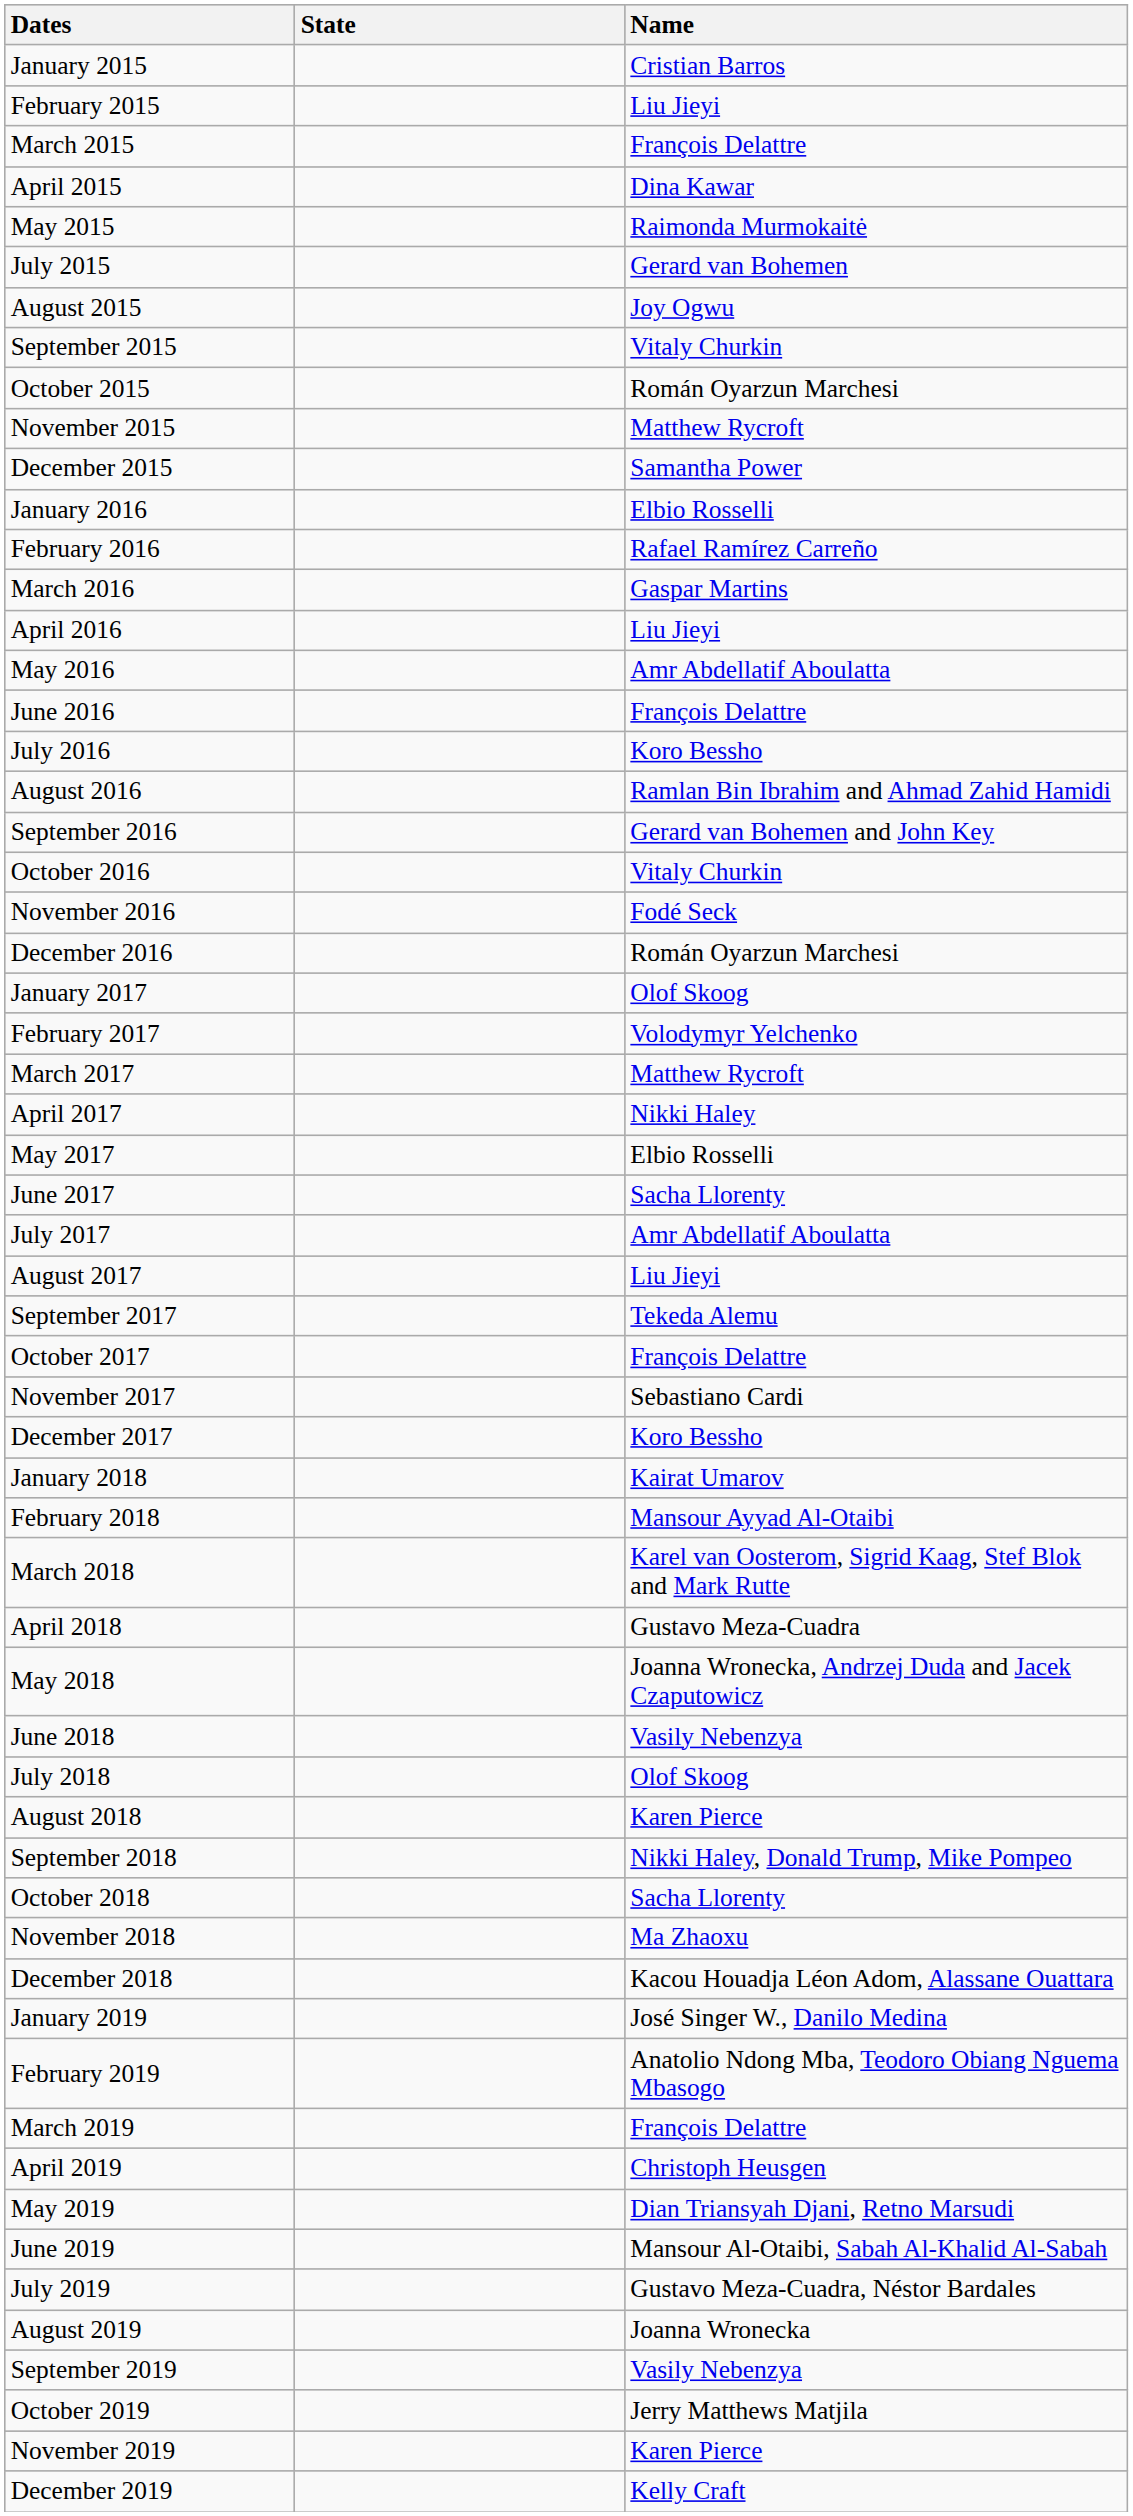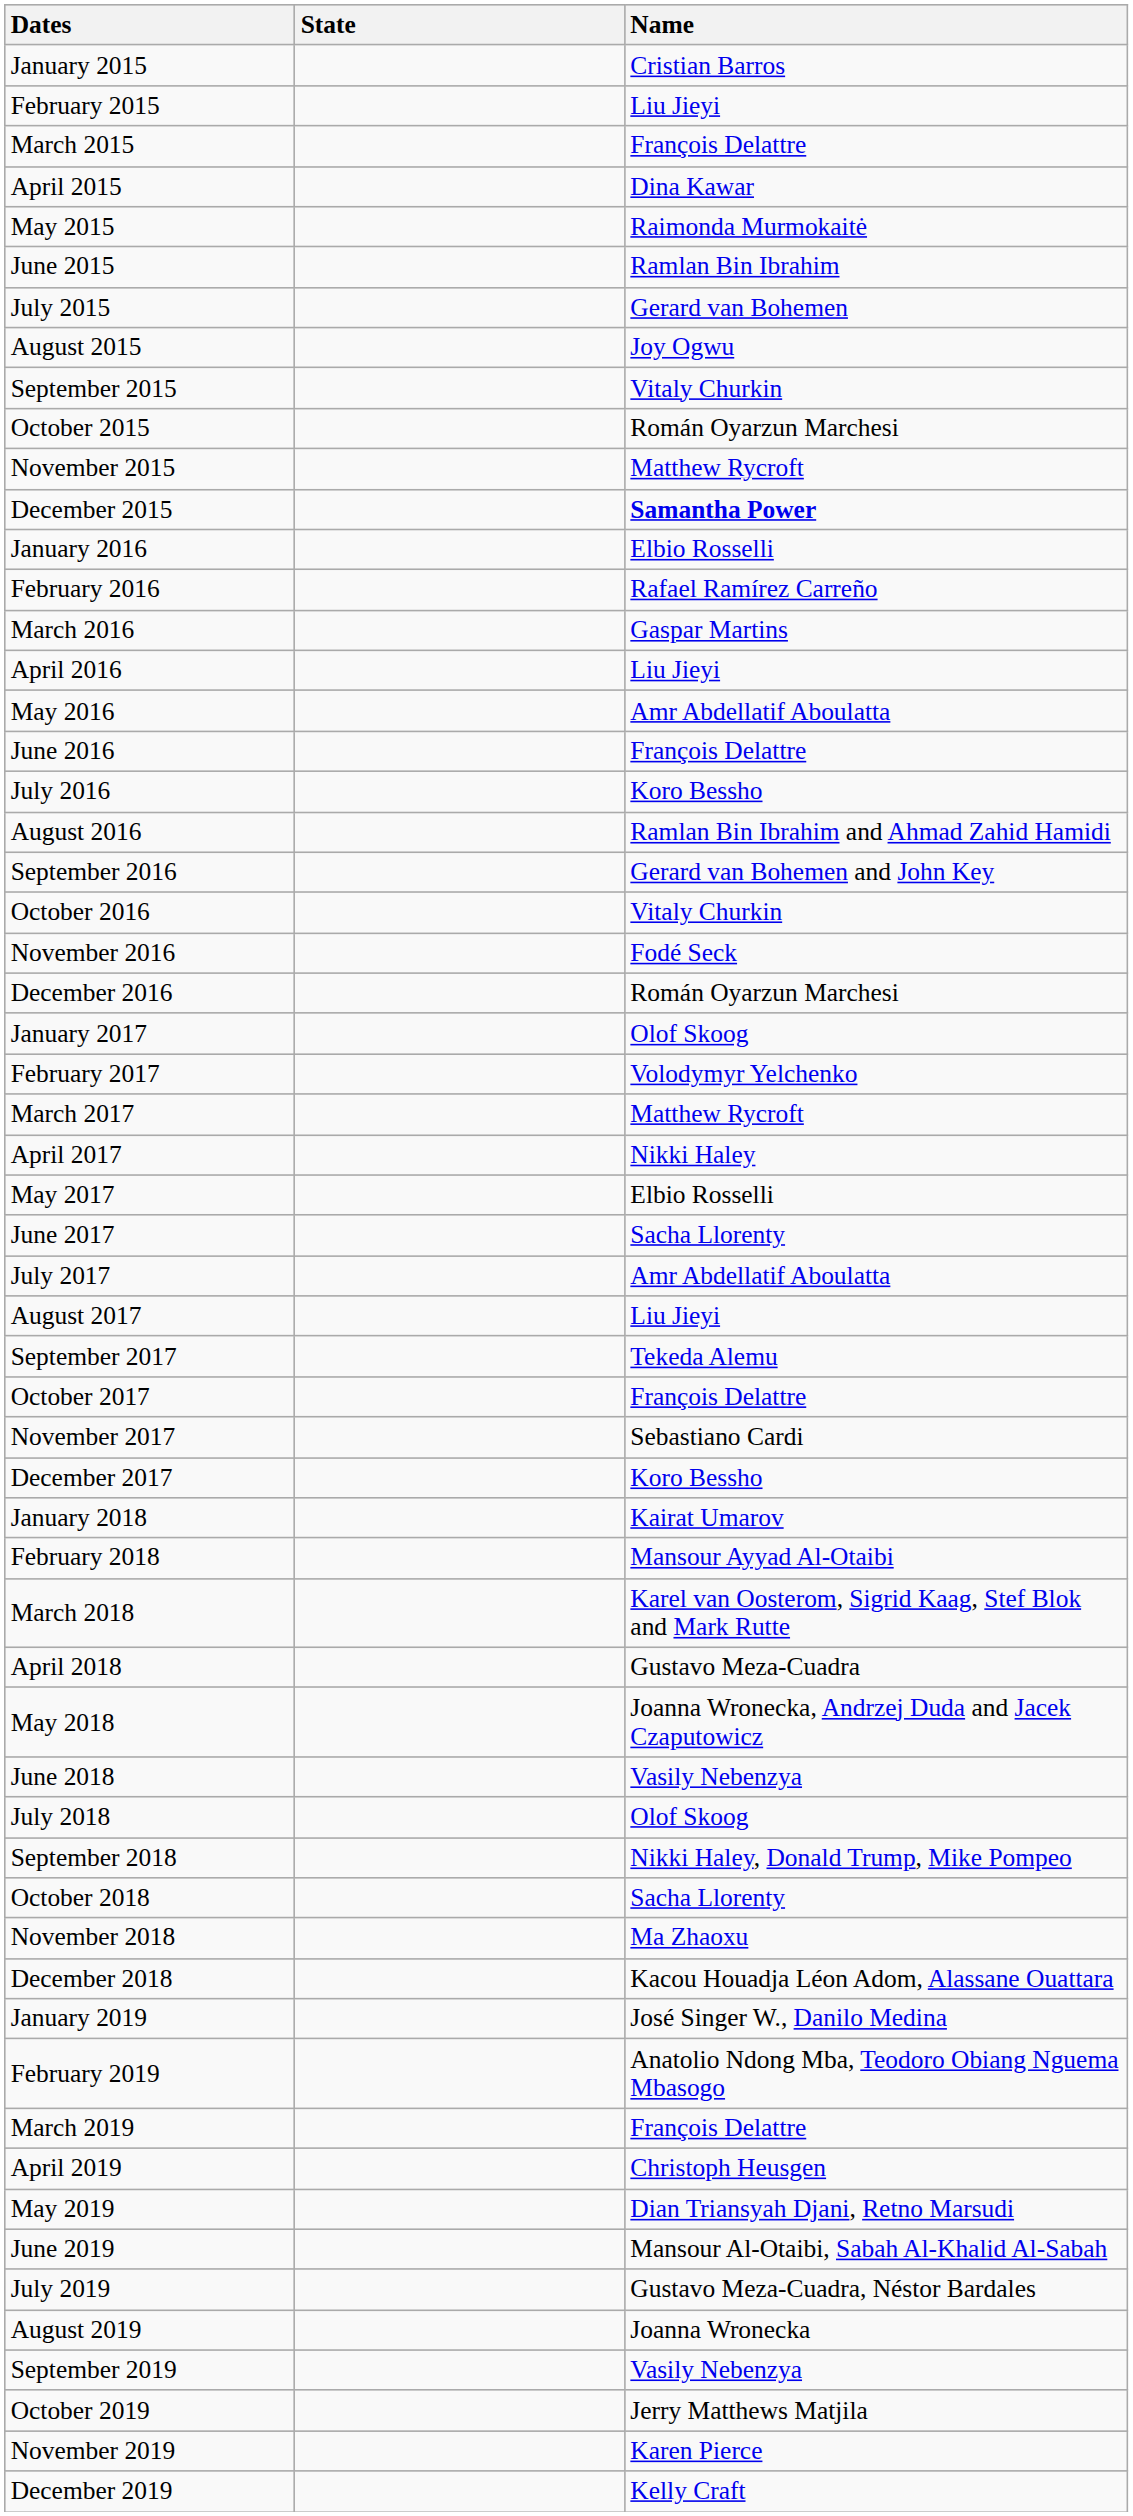+ row: (63, 266)
(716, 468) normal -> (723, 508) bold
- row: (76, 1816)
